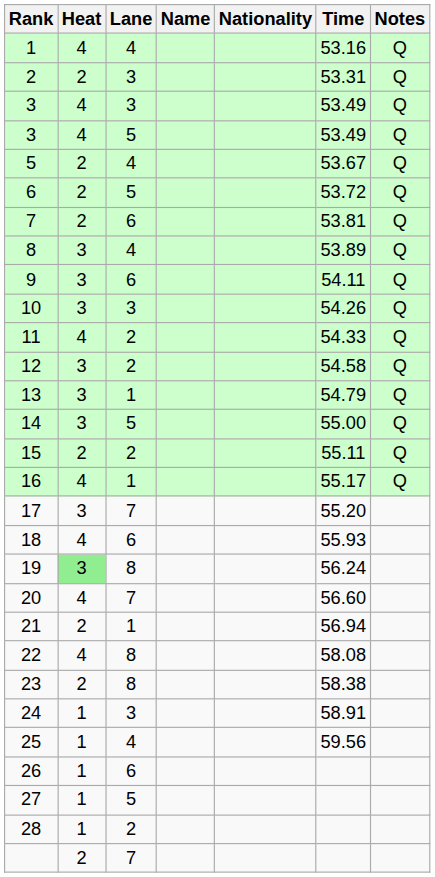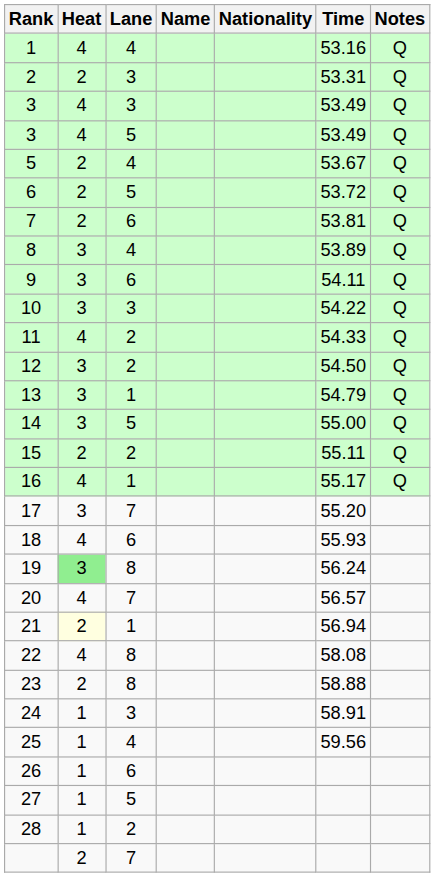(343, 308) 54.26 -> (343, 308) 54.22
(343, 366) 54.58 -> (343, 366) 54.50
(343, 597) 56.60 -> (343, 597) 56.57
(82, 626) no background -> (82, 626) lightyellow background
(343, 684) 58.38 -> (343, 684) 58.88
